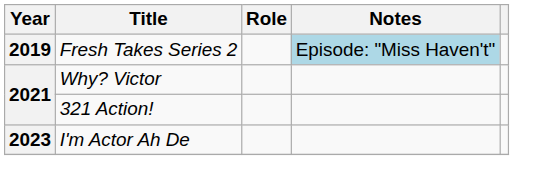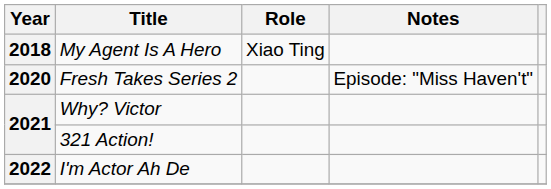+ row: (140, 49)
(30, 49) 2019 -> (30, 79) 2020
(395, 49) lightblue background -> (433, 79) no background
(30, 139) 2023 -> (30, 169) 2022
